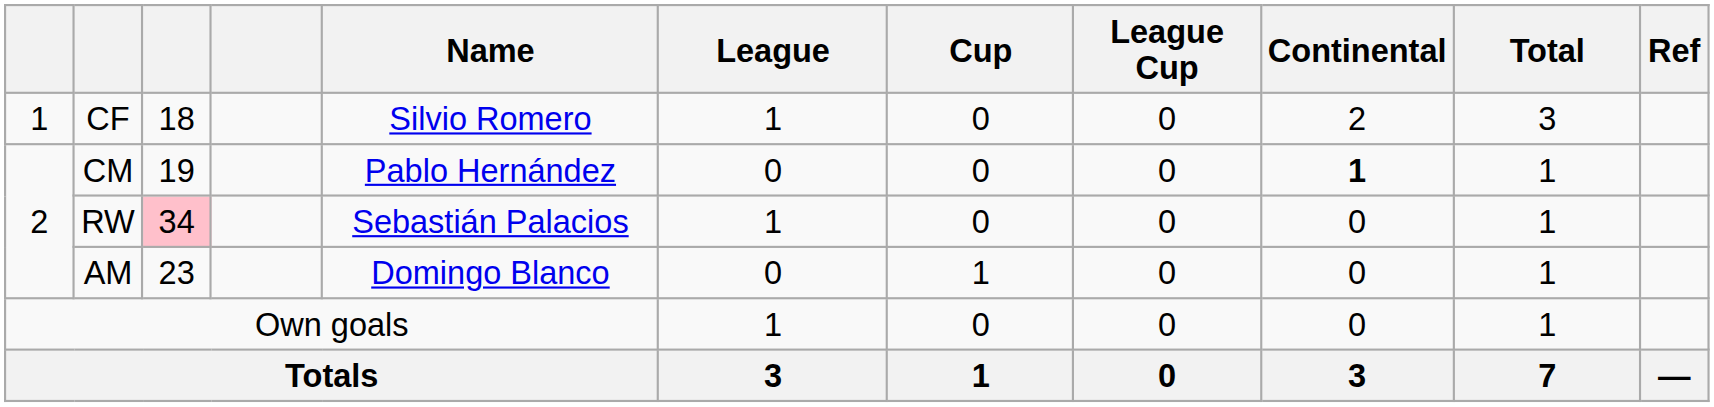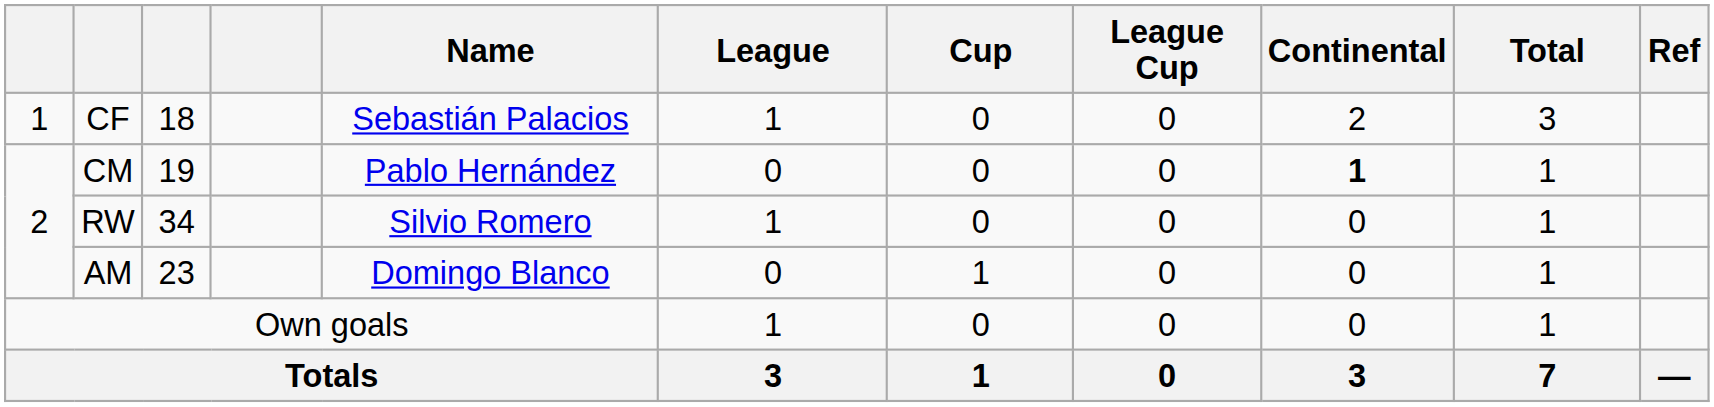(490, 119) Silvio Romero -> (490, 119) Sebastián Palacios
(177, 222) pink background -> (177, 222) no background
(490, 222) Sebastián Palacios -> (490, 222) Silvio Romero
